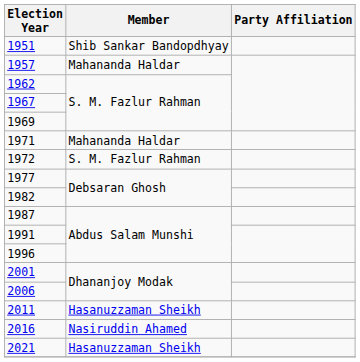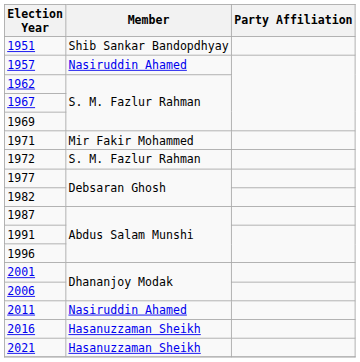(124, 65) Mahananda Haldar -> (128, 65) Nasiruddin Ahamed
(124, 140) Mahananda Haldar -> (131, 140) Mir Fakir Mohammed
(135, 310) Hasanuzzaman Sheikh -> (128, 310) Nasiruddin Ahamed
(128, 329) Nasiruddin Ahamed -> (135, 329) Hasanuzzaman Sheikh
